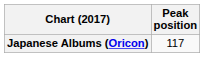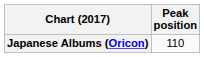(175, 43) 117 -> (175, 43) 110
